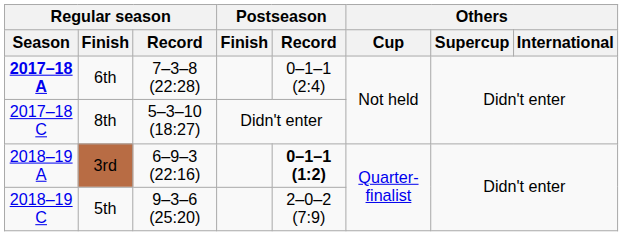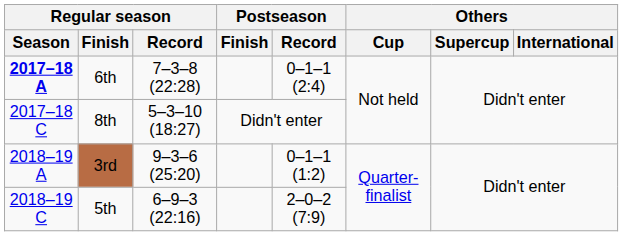(175, 165) 6–9–3 (22:16) -> (175, 165) 9–3–6 (25:20)
(309, 165) bold -> (309, 165) normal
(175, 209) 9–3–6 (25:20) -> (175, 209) 6–9–3 (22:16)
